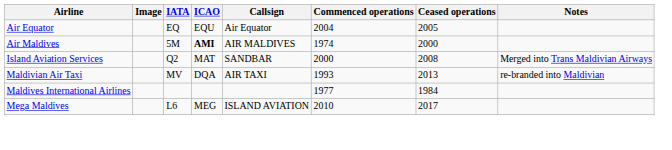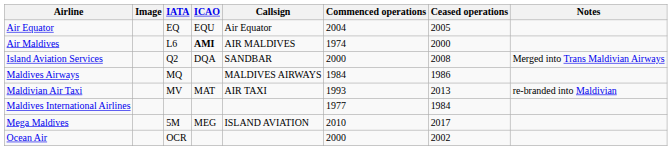(173, 43) 5M -> (172, 43) L6
(205, 59) MAT -> (205, 59) DQA
+ row: (43, 75)
(205, 75) DQA -> (205, 91) MAT
(172, 106) L6 -> (173, 122) 5M
+ row: (27, 138)
